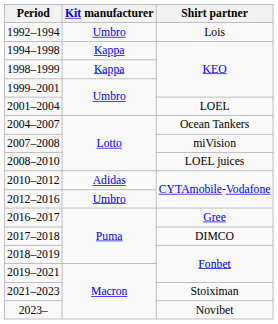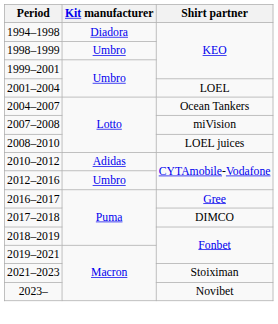- row: (33, 32)
(109, 50) Kappa -> (109, 32) Diadora
(109, 69) Kappa -> (109, 50) Umbro
